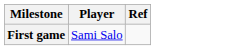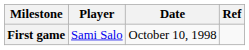+ column: (173, 14)
